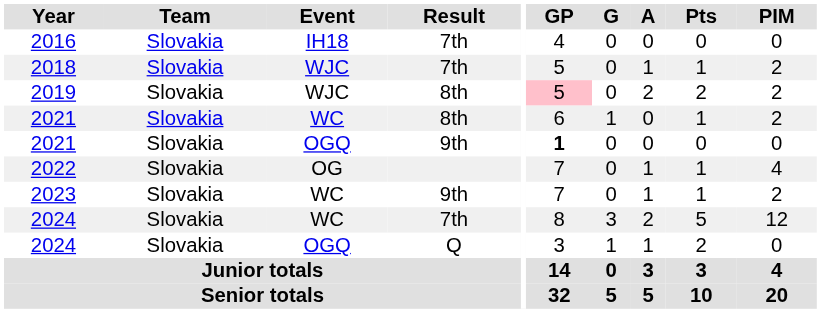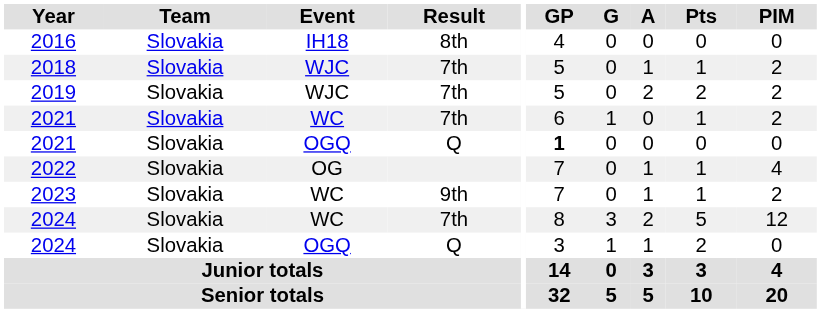(454, 41) 7th -> (454, 41) 8th
(454, 92) 8th -> (454, 92) 7th
(559, 92) pink background -> (559, 92) no background
(454, 118) 8th -> (454, 118) 7th
(454, 143) 9th -> (454, 143) Q
